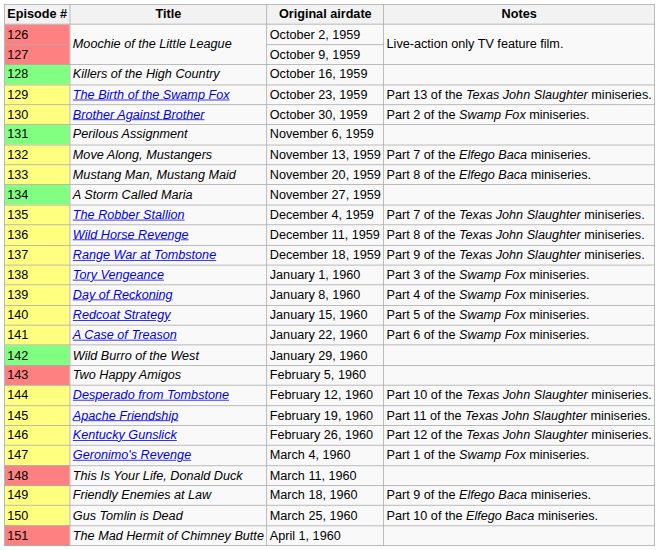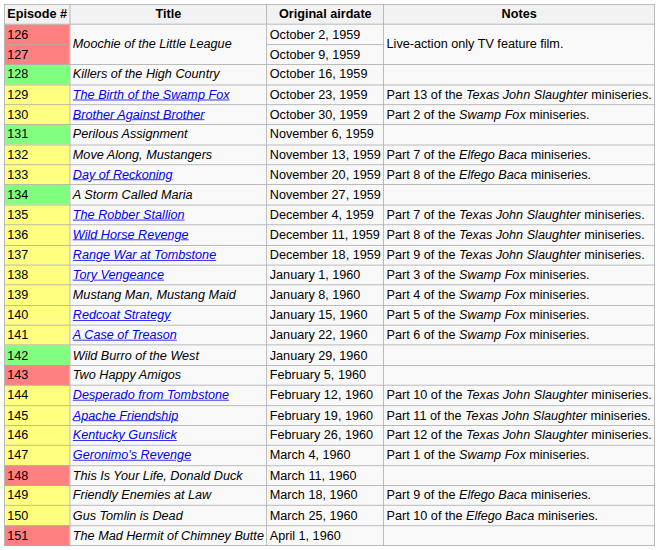(154, 174) Mustang Man, Mustang Maid -> (123, 174) Day of Reckoning
(123, 295) Day of Reckoning -> (154, 295) Mustang Man, Mustang Maid
